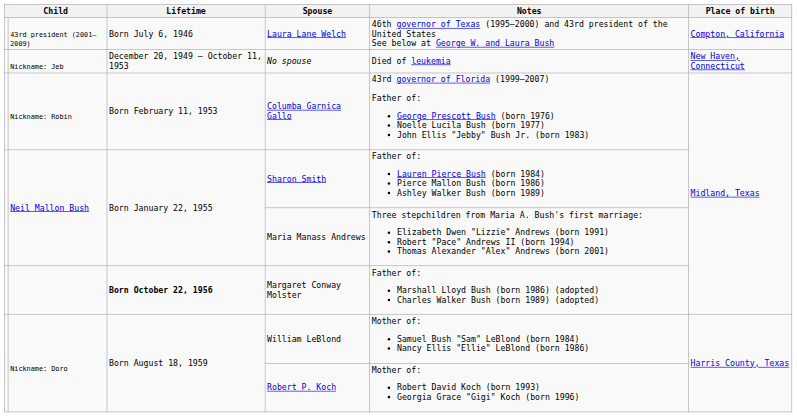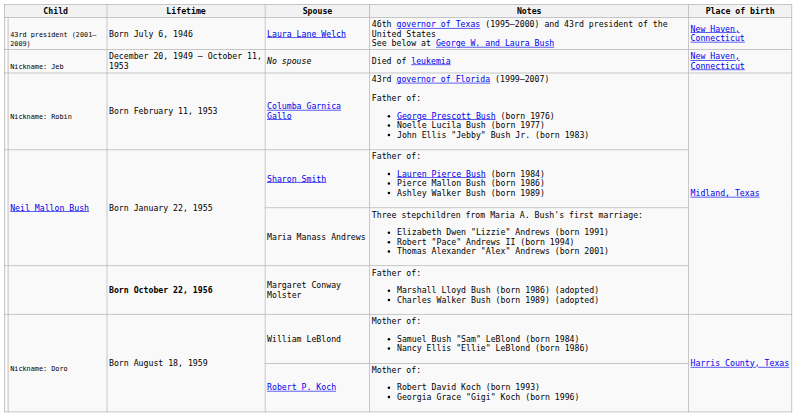(737, 34) Compton, California -> (718, 34) New Haven, Connecticut
